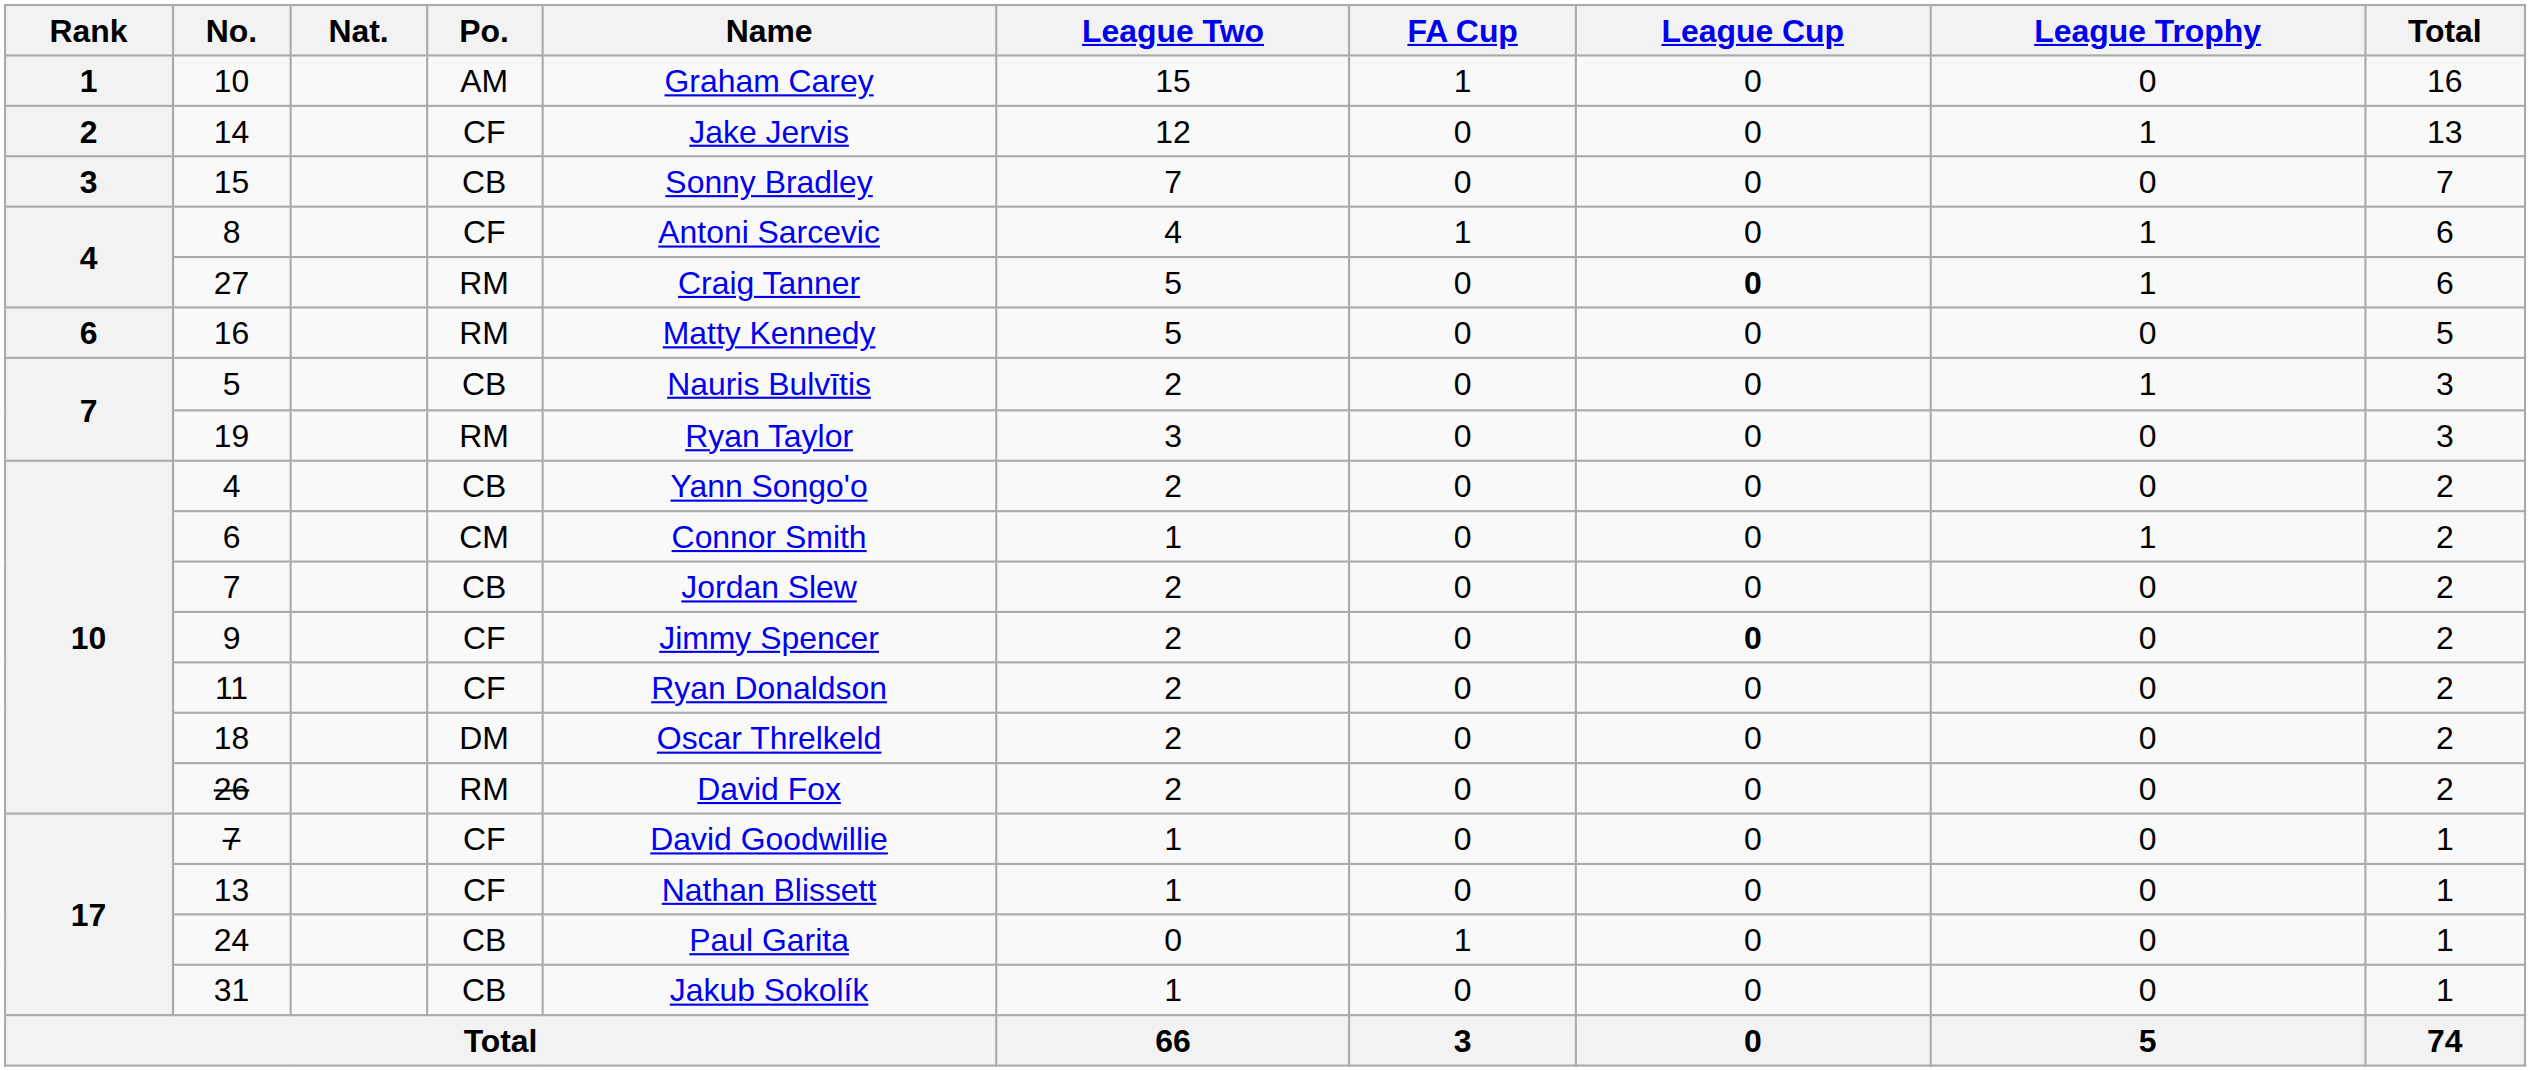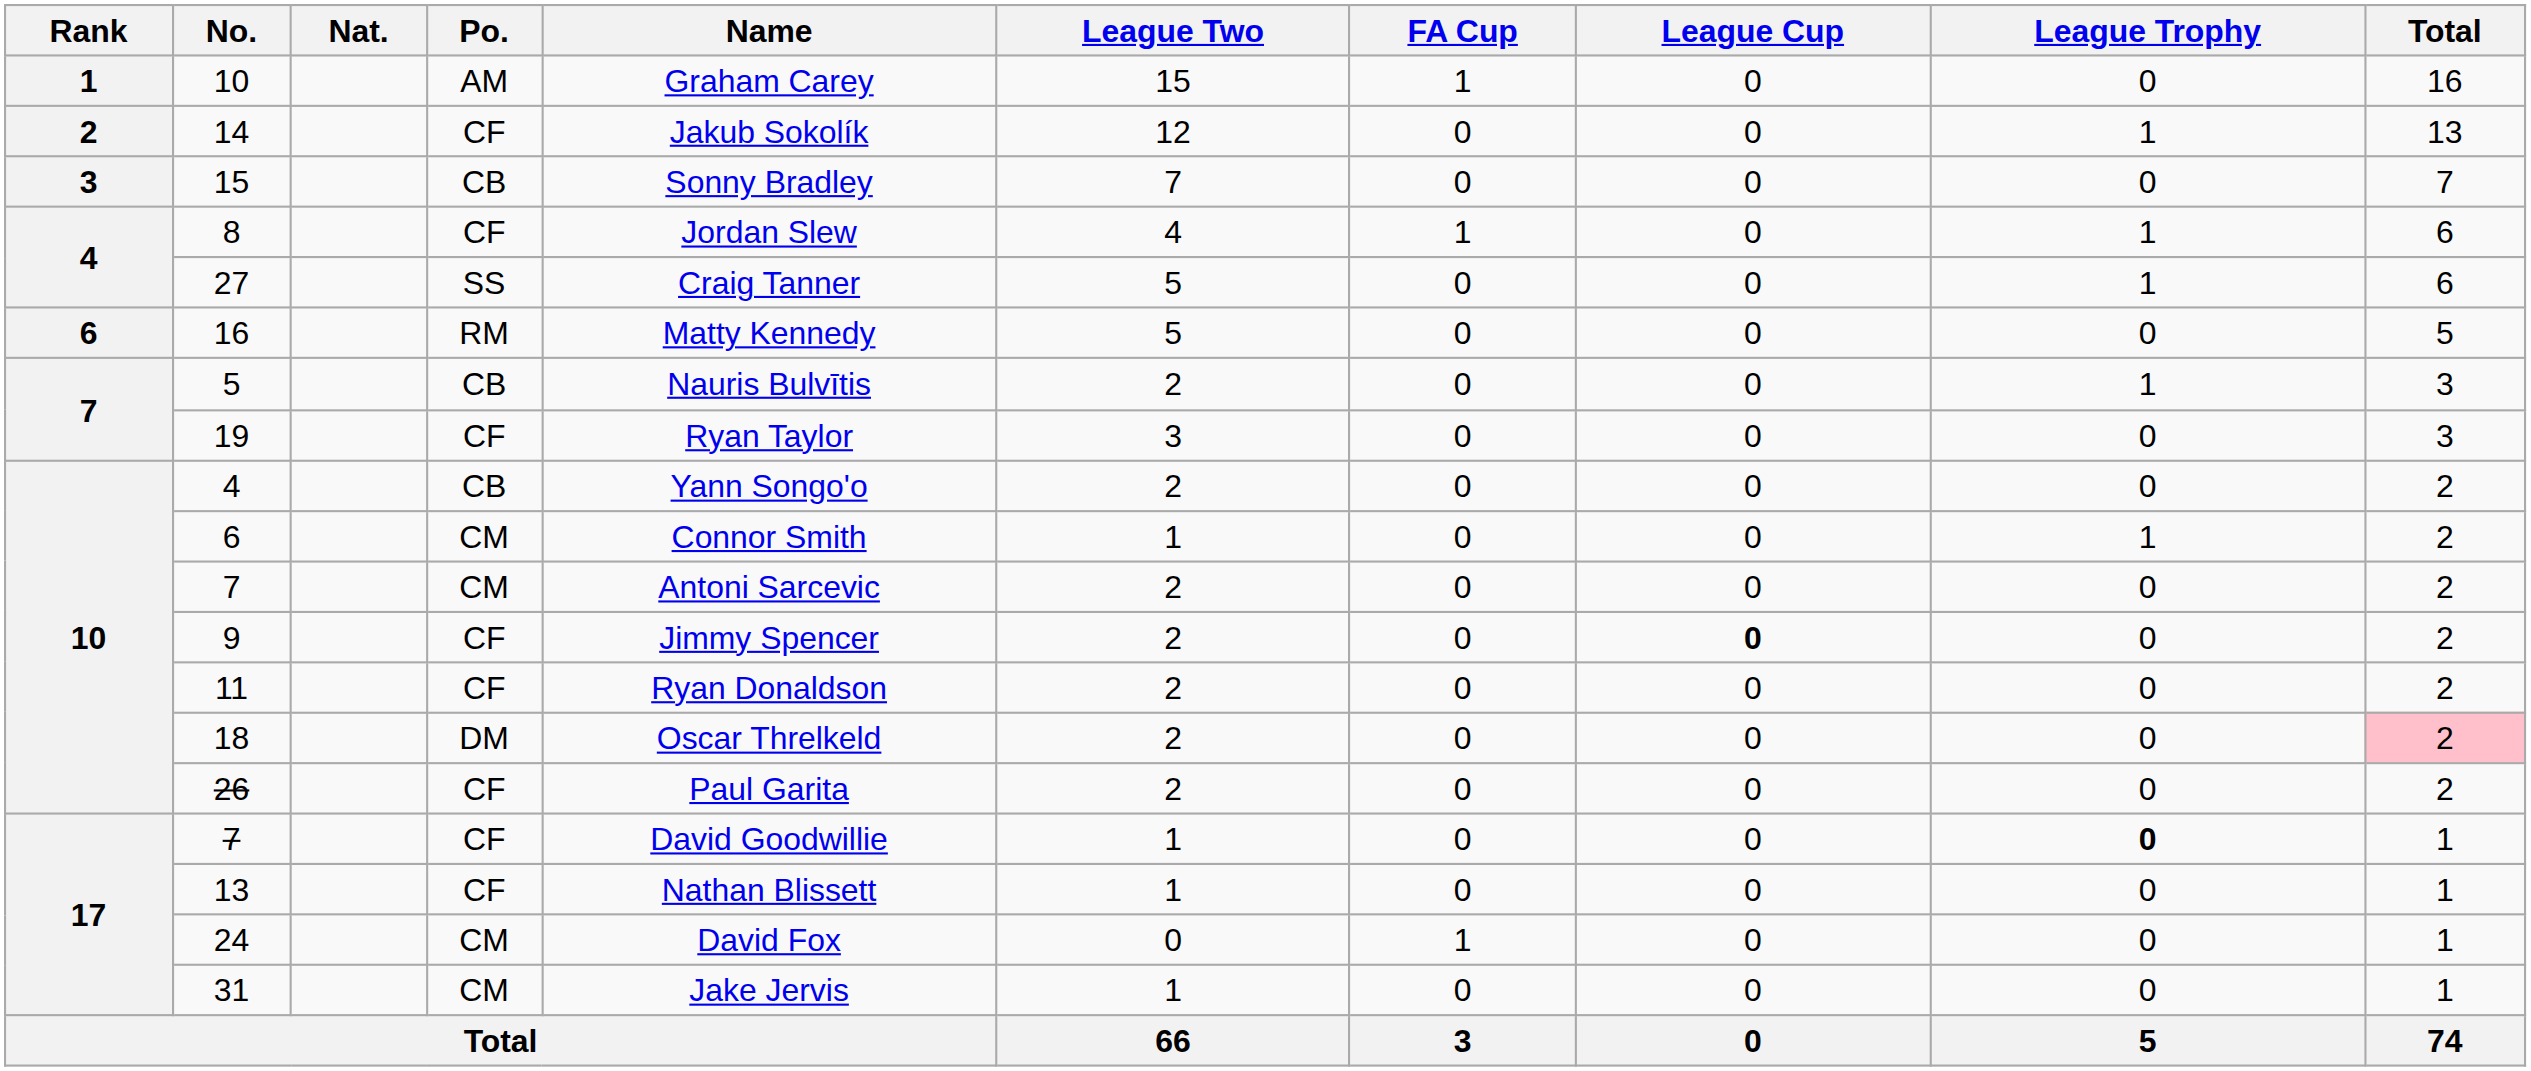(769, 132) Jake Jervis -> (769, 132) Jakub Sokolík
(769, 233) Antoni Sarcevic -> (769, 233) Jordan Slew
(484, 283) RM -> (484, 283) SS
(1753, 283) bold -> (1753, 283) normal
(484, 435) RM -> (484, 435) CF
(484, 586) CB -> (484, 586) CM
(769, 586) Jordan Slew -> (769, 586) Antoni Sarcevic
(2445, 738) no background -> (2445, 738) pink background
(484, 788) RM -> (484, 788) CF
(769, 788) David Fox -> (769, 788) Paul Garita
(2148, 839) normal -> (2148, 839) bold
(484, 940) CB -> (484, 940) CM
(769, 940) Paul Garita -> (769, 940) David Fox
(484, 991) CB -> (484, 991) CM
(769, 991) Jakub Sokolík -> (769, 991) Jake Jervis
